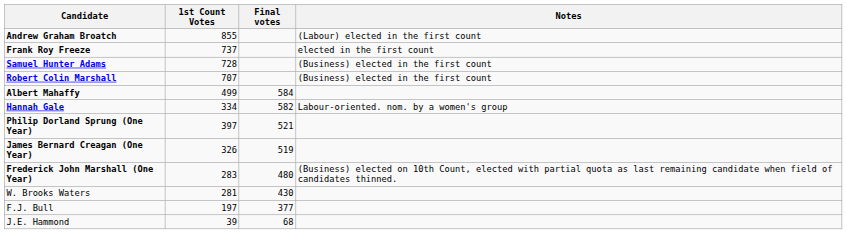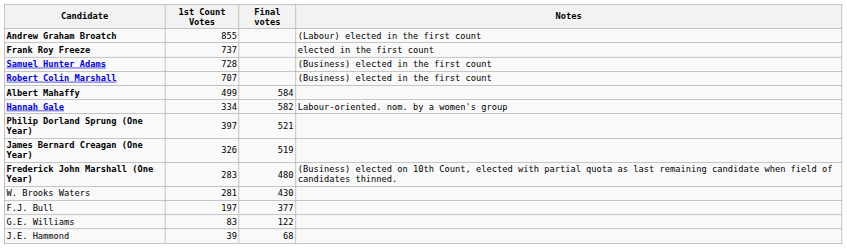+ row: (40, 222)
